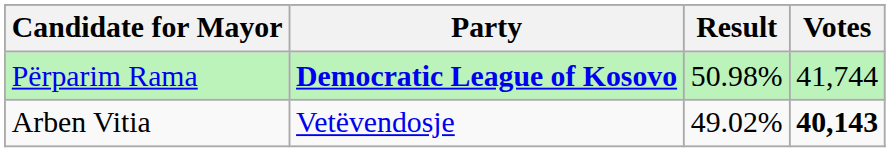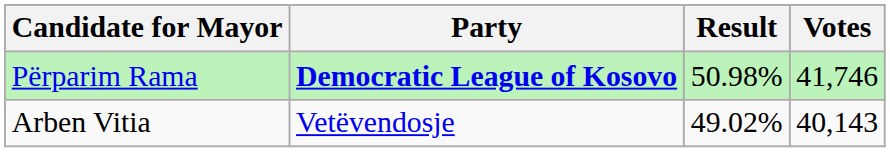(837, 75) 41,744 -> (837, 75) 41,746
(837, 122) bold -> (837, 122) normal
